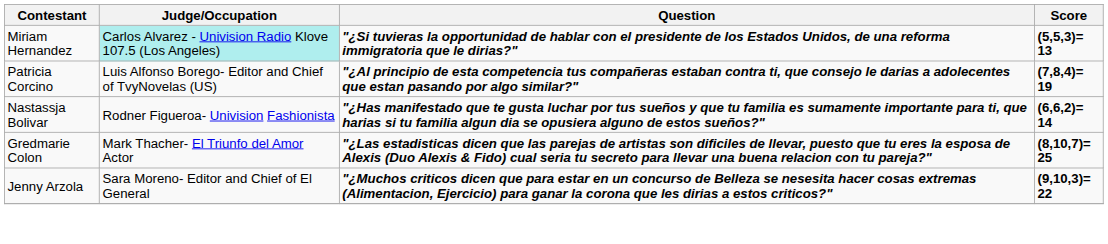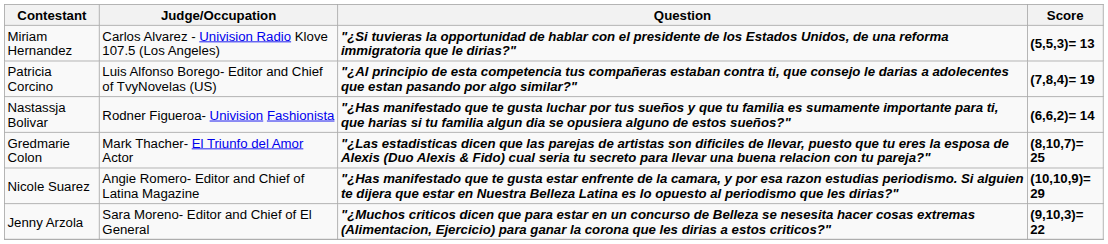(215, 43) paleturquoise background -> (215, 43) no background
+ row: (49, 186)
